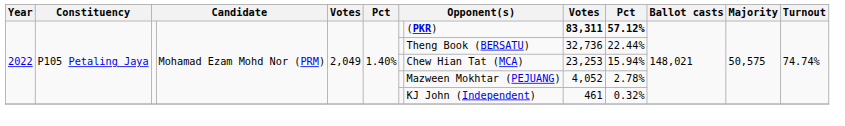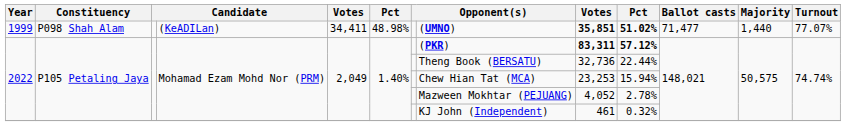+ row: (20, 29)
